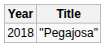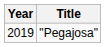(20, 33) 2018 -> (20, 33) 2019
